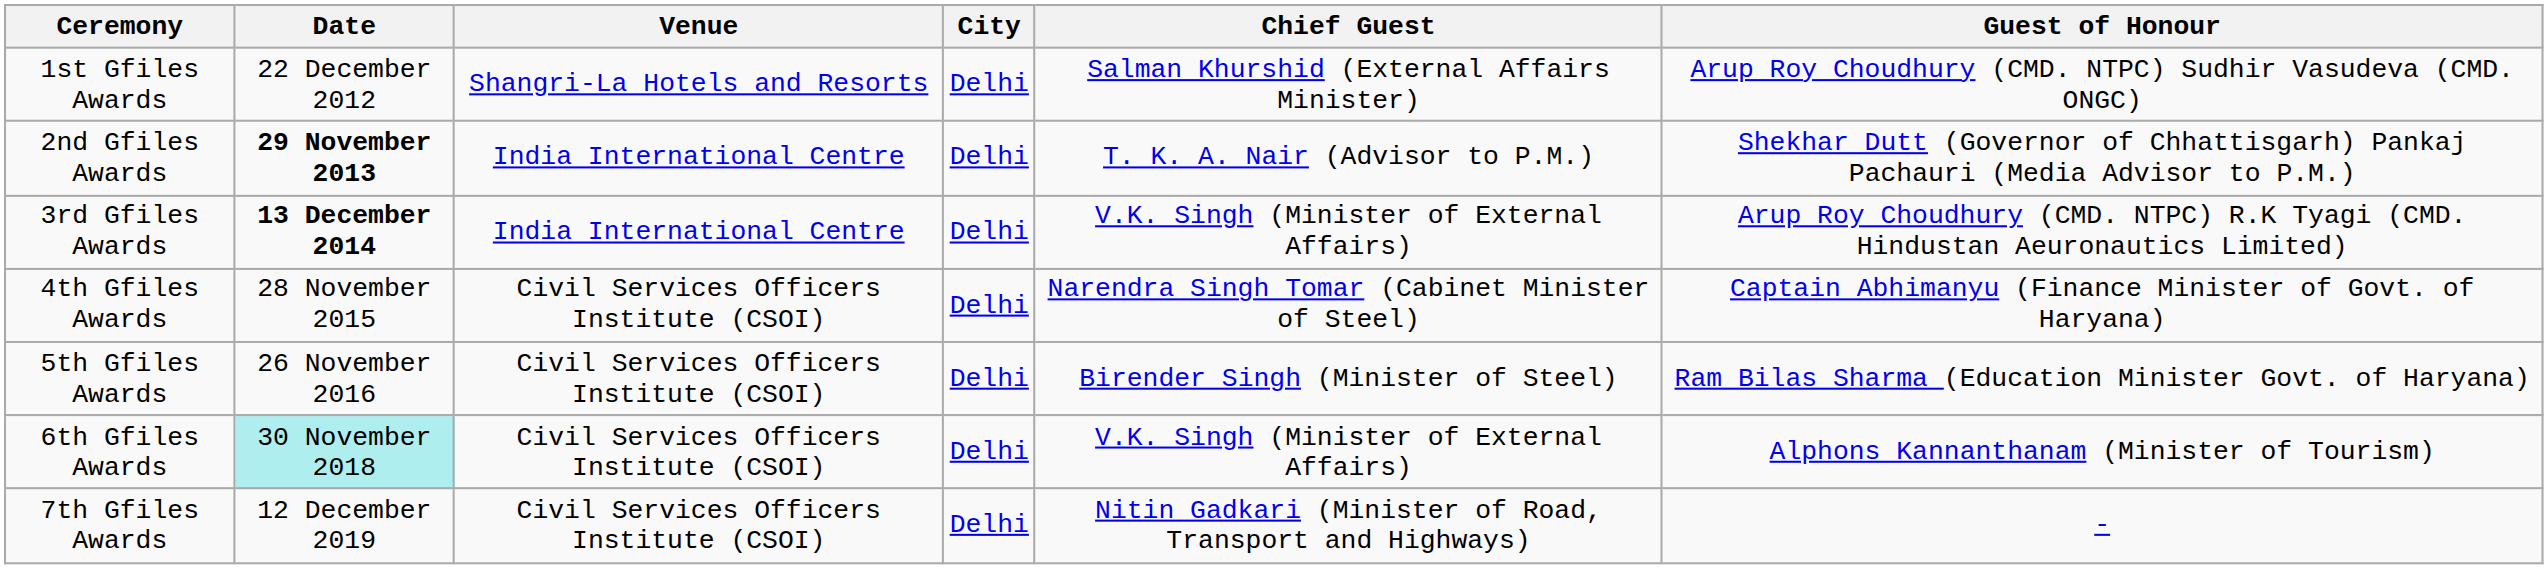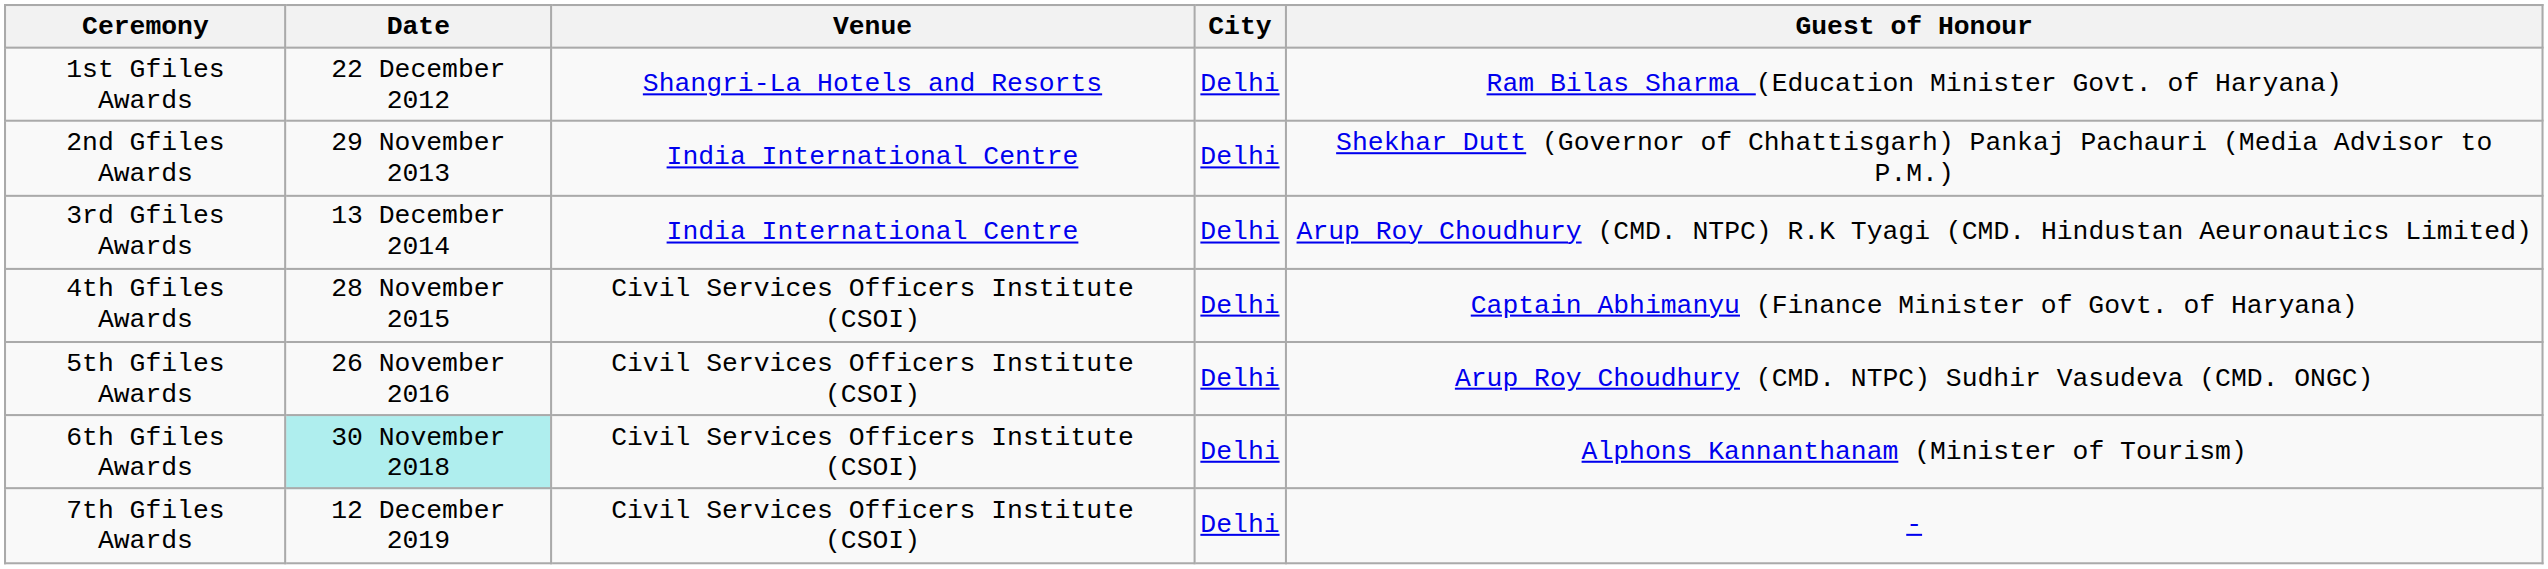- column: (1349, 27)
(2102, 85) Arup Roy Choudhury (CMD. NTPC) Sudhir Vasudeva (CMD. ONGC) -> (1914, 85) Ram Bilas Sharma (Education Minister Govt. of Haryana)
(344, 158) bold -> (418, 158) normal
(344, 232) bold -> (418, 232) normal
(2102, 379) Ram Bilas Sharma (Education Minister Govt. of Haryana) -> (1914, 379) Arup Roy Choudhury (CMD. NTPC) Sudhir Vasudeva (CMD. ONGC)
